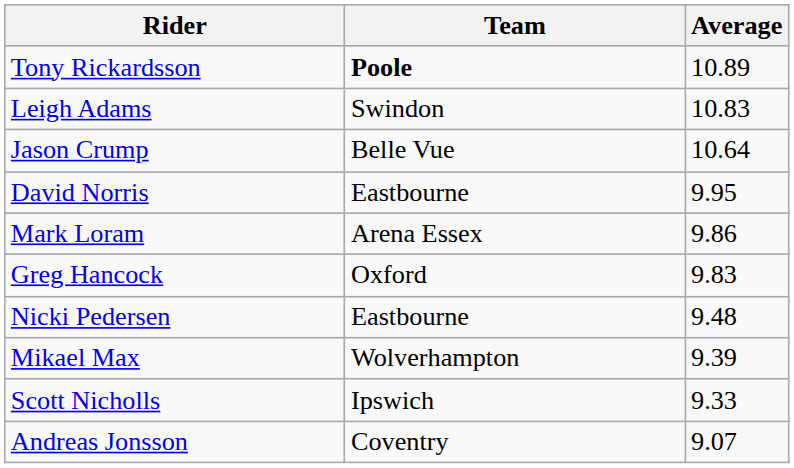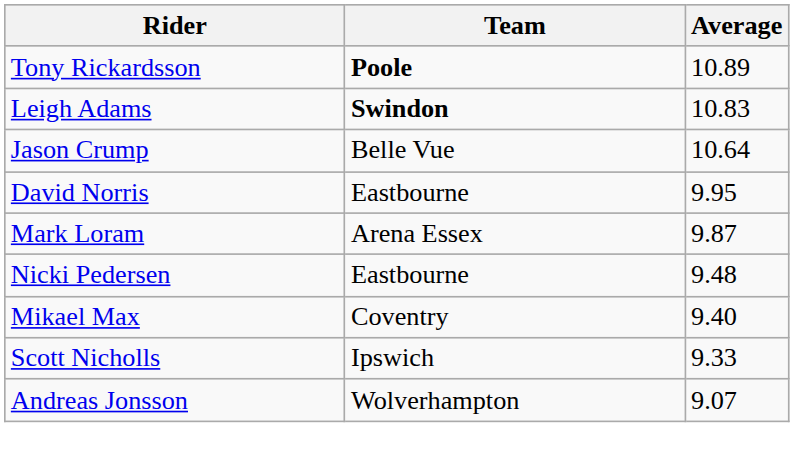(398, 108) normal -> (400, 108) bold
(714, 233) 9.86 -> (714, 233) 9.87
- row: (87, 274)
(435, 358) Wolverhampton -> (400, 316) Coventry
(714, 358) 9.39 -> (714, 316) 9.40
(400, 441) Coventry -> (435, 399) Wolverhampton
